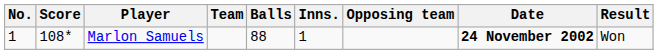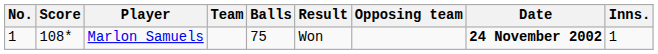columns swapped: (319, 16) <-> (625, 16)
(259, 38) 88 -> (259, 38) 75
